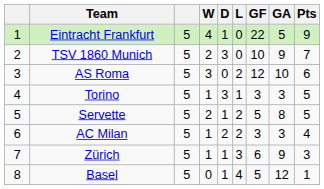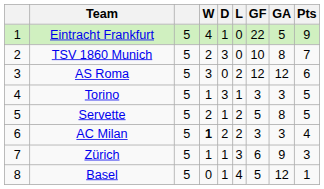(282, 54) 9 -> (282, 54) 8
(282, 74) 10 -> (282, 74) 12
(208, 134) normal -> (208, 134) bold
